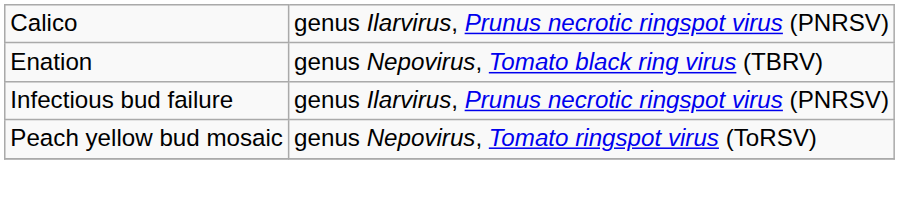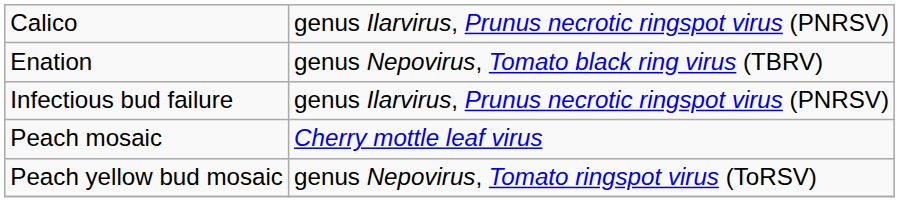+ row: (86, 138)
